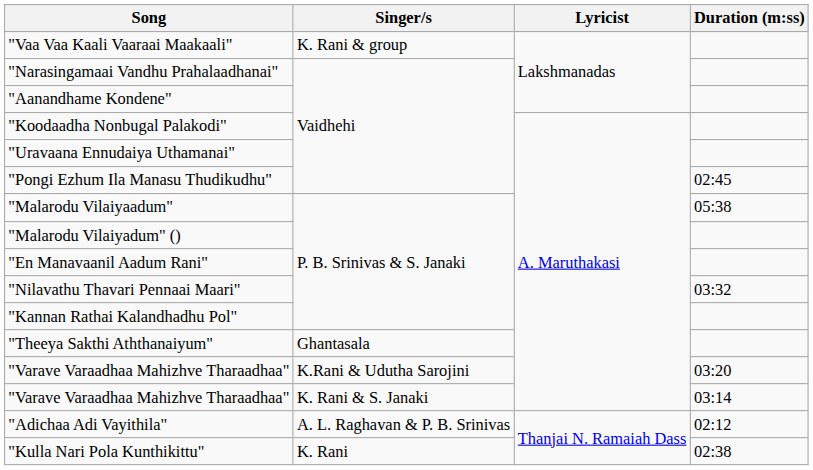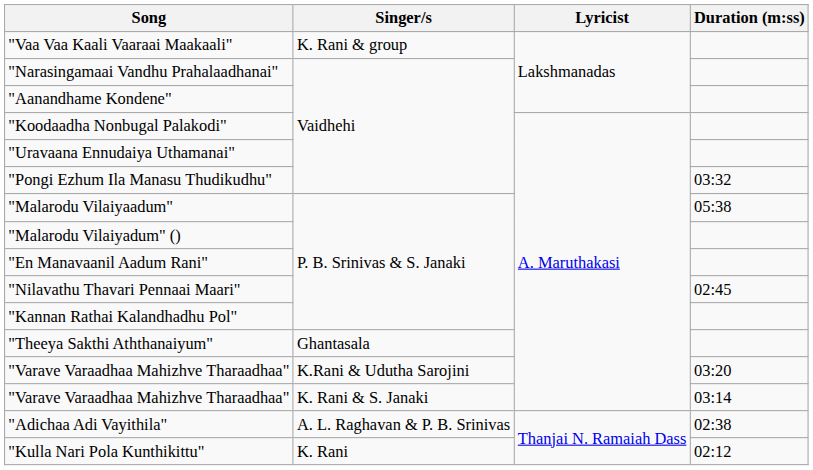(713, 180) 02:45 -> (713, 180) 03:32
(713, 288) 03:32 -> (713, 288) 02:45
(713, 424) 02:12 -> (713, 424) 02:38
(713, 451) 02:38 -> (713, 451) 02:12
